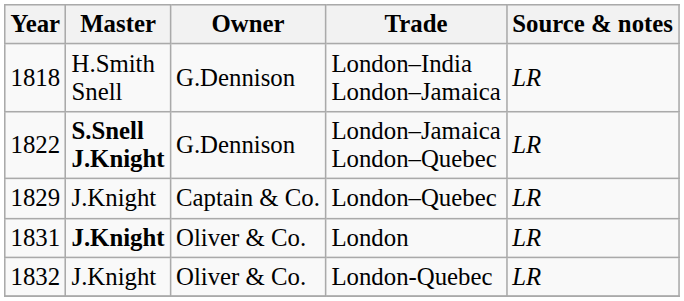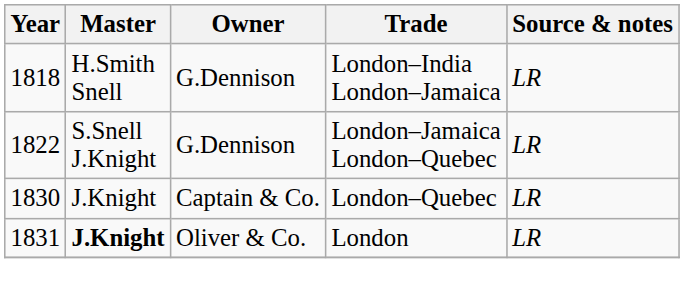(118, 144) bold -> (114, 144) normal
(35, 197) 1829 -> (35, 197) 1830
- row: (412, 276)
